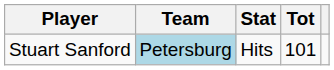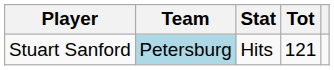(301, 49) 101 -> (301, 49) 121
